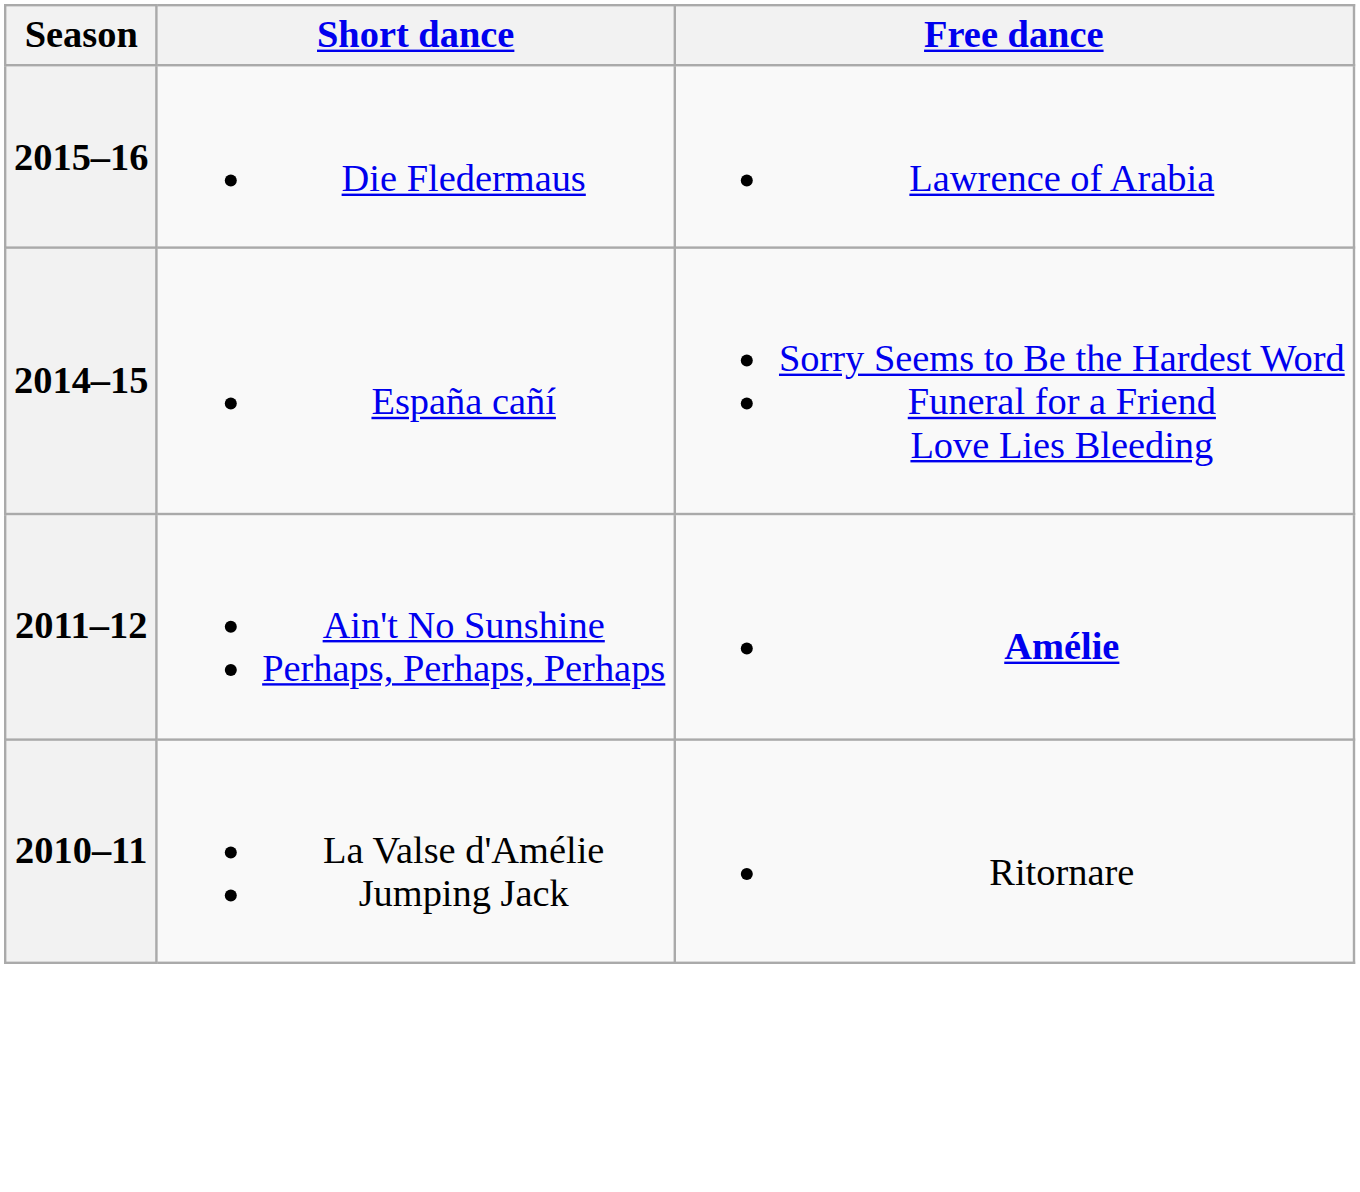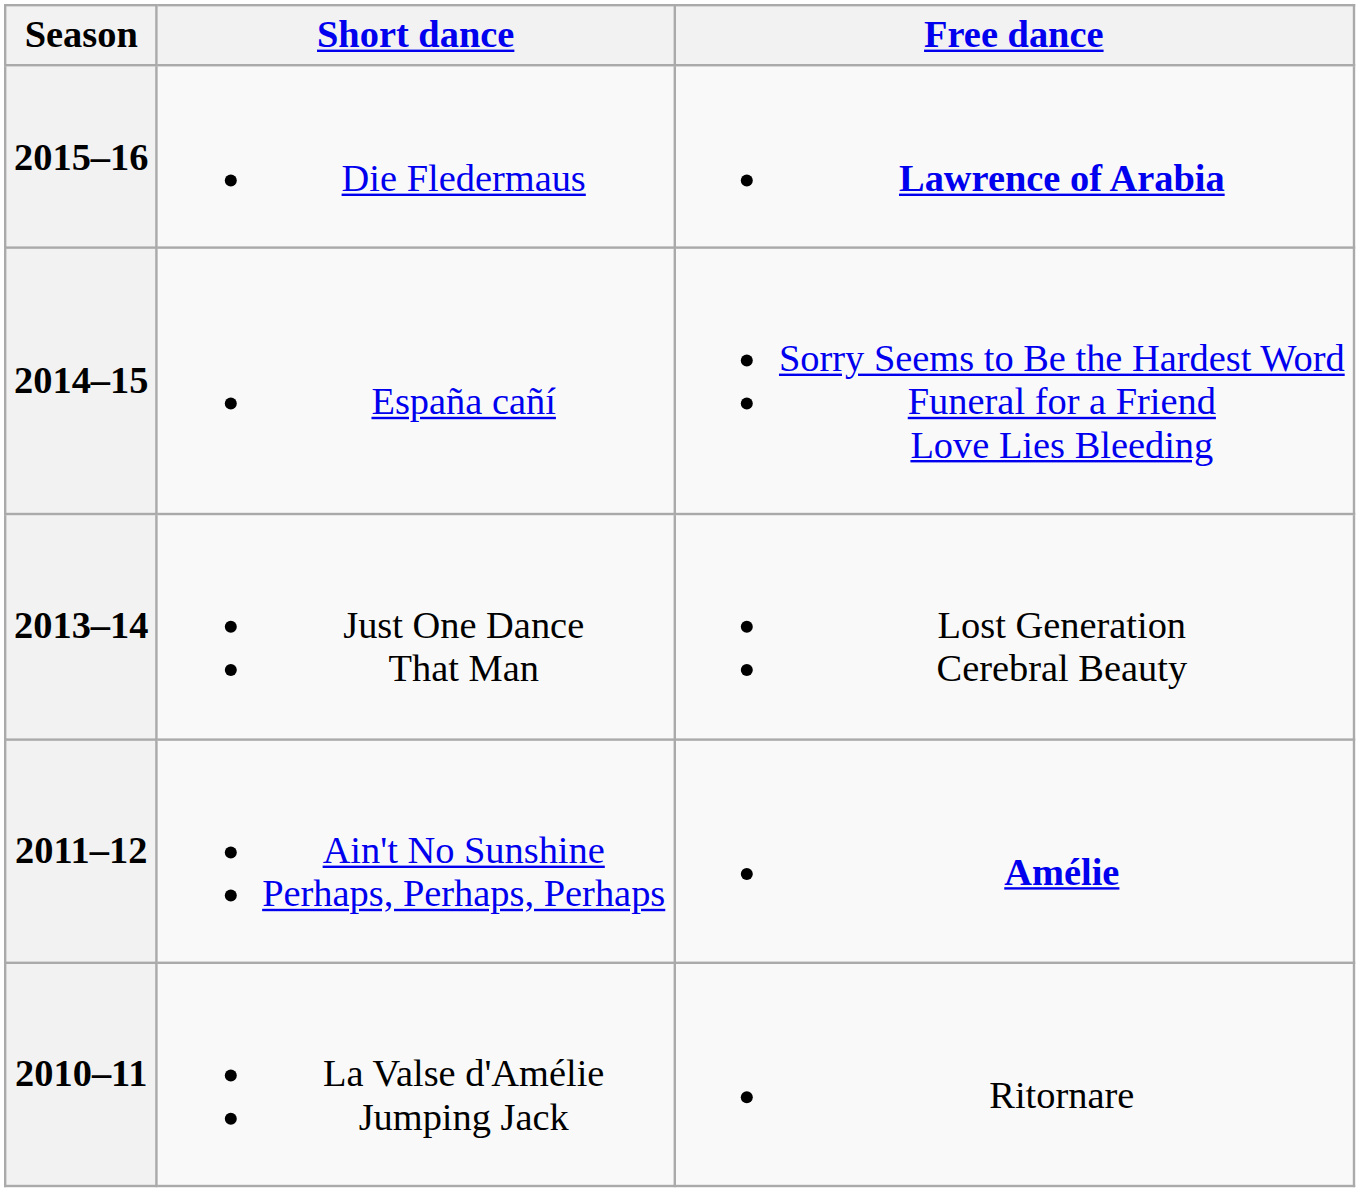(1014, 178) normal -> (1014, 178) bold
+ row: (81, 625)
